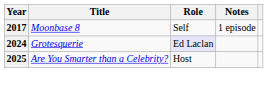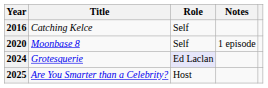+ row: (62, 28)
(17, 28) 2017 -> (17, 43) 2020
